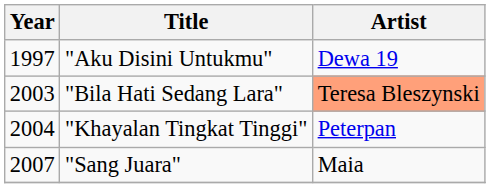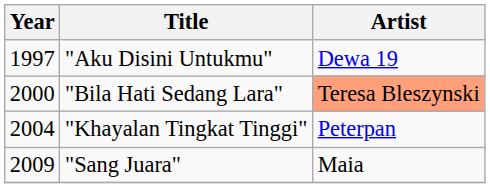(32, 93) 2003 -> (32, 93) 2000
(32, 164) 2007 -> (32, 164) 2009
